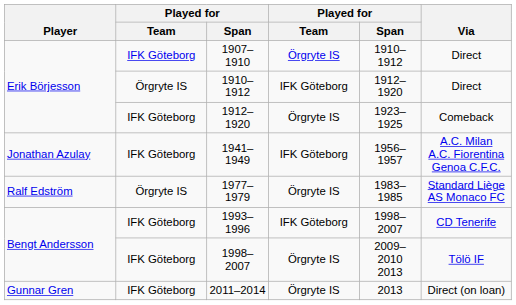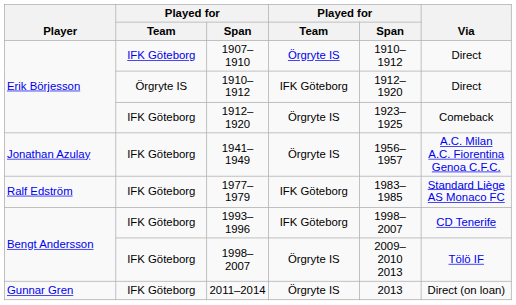(314, 154) IFK Göteborg -> (314, 154) Örgryte IS
(161, 191) Örgryte IS -> (161, 191) IFK Göteborg
(314, 191) Örgryte IS -> (314, 191) IFK Göteborg
